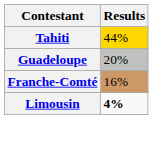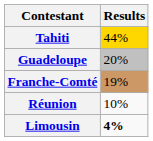(116, 81) 16% -> (116, 81) 19%
+ row: (52, 103)
